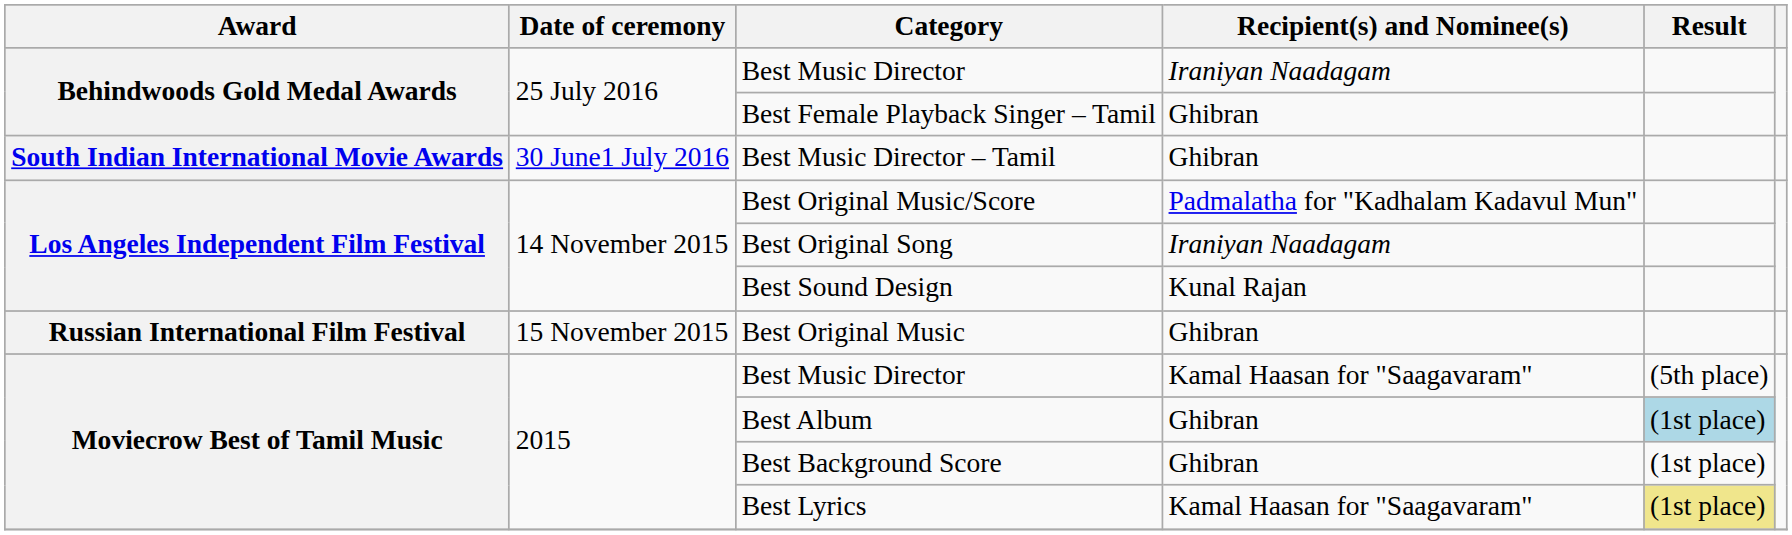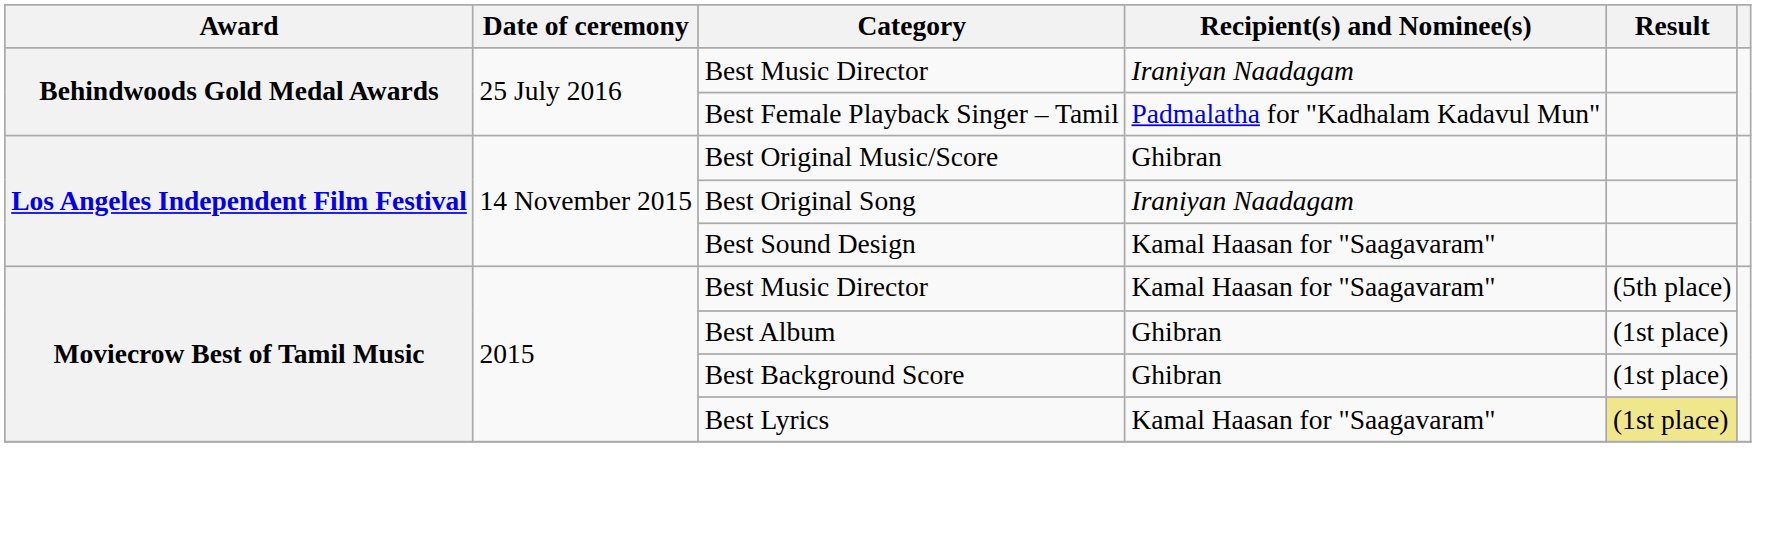(1214, 113) Ghibran -> (1366, 113) Padmalatha for "Kadhalam Kadavul Mun"
- row: (257, 157)
(1403, 200) Padmalatha for "Kadhalam Kadavul Mun" -> (1177, 157) Ghibran
(1238, 288) Kunal Rajan -> (1313, 244) Kamal Haasan for "Saagavaram"
- row: (257, 331)
(1708, 419) lightblue background -> (1671, 331) no background
